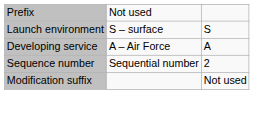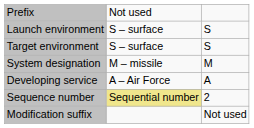+ row: (53, 47)
+ row: (54, 64)
(154, 64) no background -> (154, 98) khaki background
